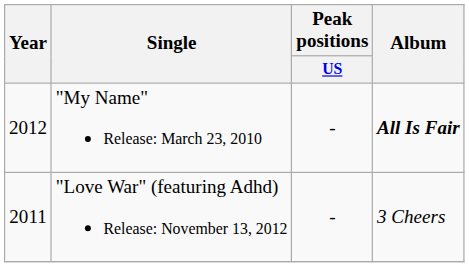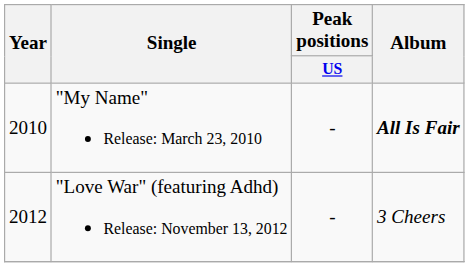(28, 127) 2012 -> (28, 127) 2010
(28, 217) 2011 -> (28, 217) 2012
